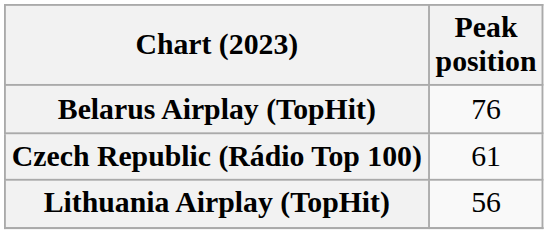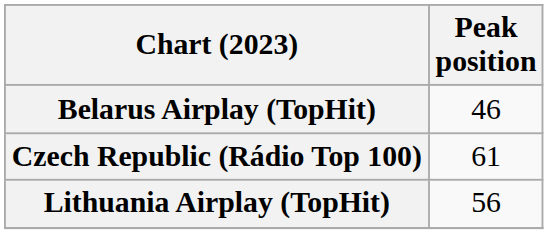(486, 108) 76 -> (486, 108) 46
